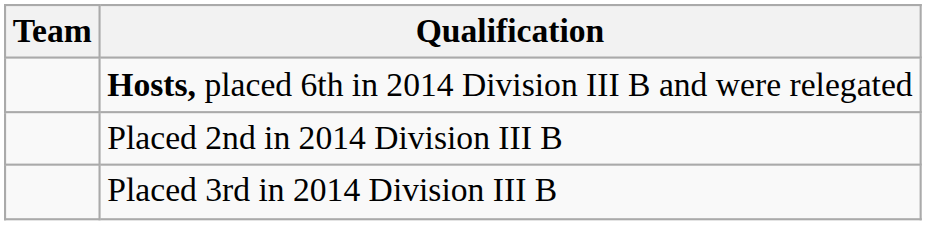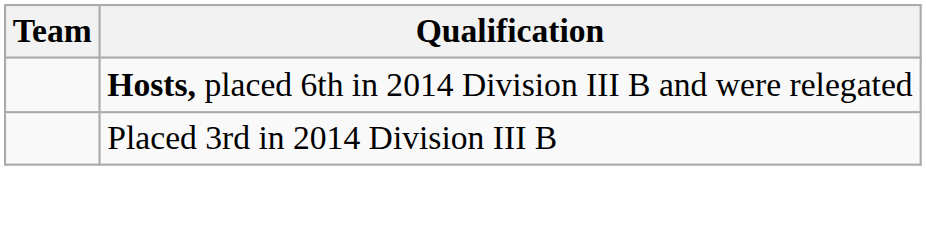- row: (335, 137)
